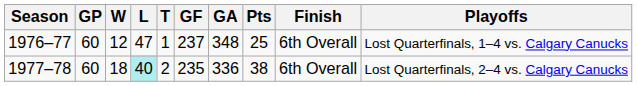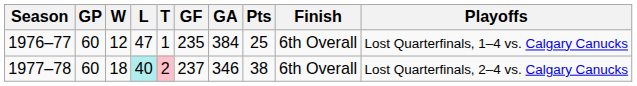(191, 42) 237 -> (191, 42) 235
(225, 42) 348 -> (225, 42) 384
(165, 68) no background -> (165, 68) pink background
(191, 68) 235 -> (191, 68) 237
(225, 68) 336 -> (225, 68) 346
